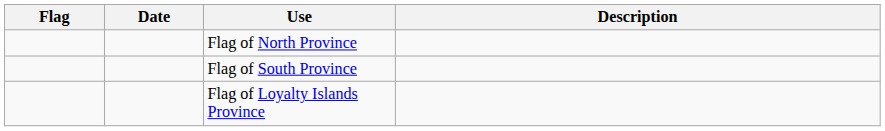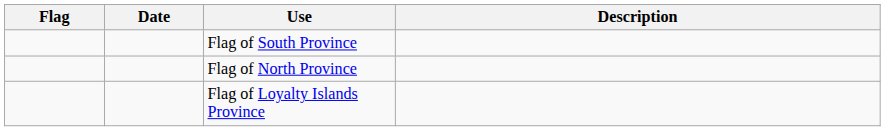rows swapped: (282, 68) <-> (282, 42)
